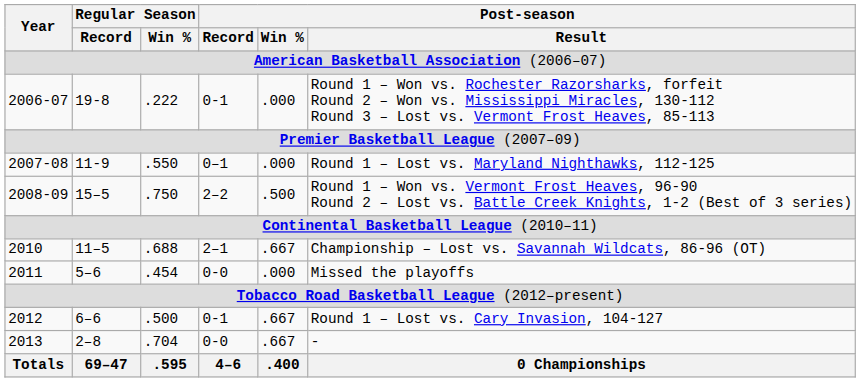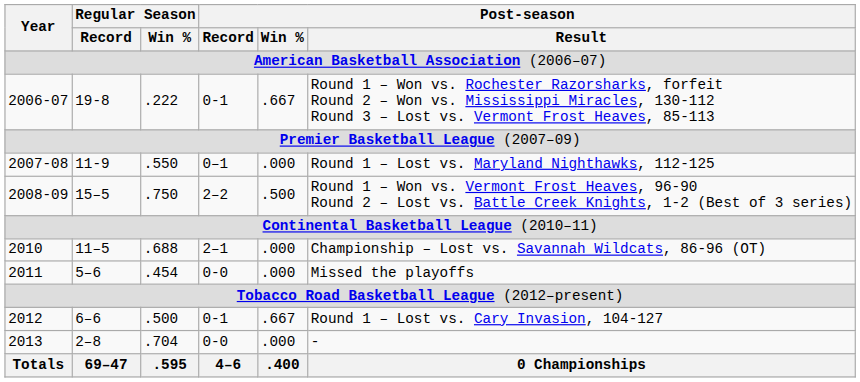(278, 102) .000 -> (278, 102) .667
(278, 250) .667 -> (278, 250) .000
(278, 343) .667 -> (278, 343) .000
